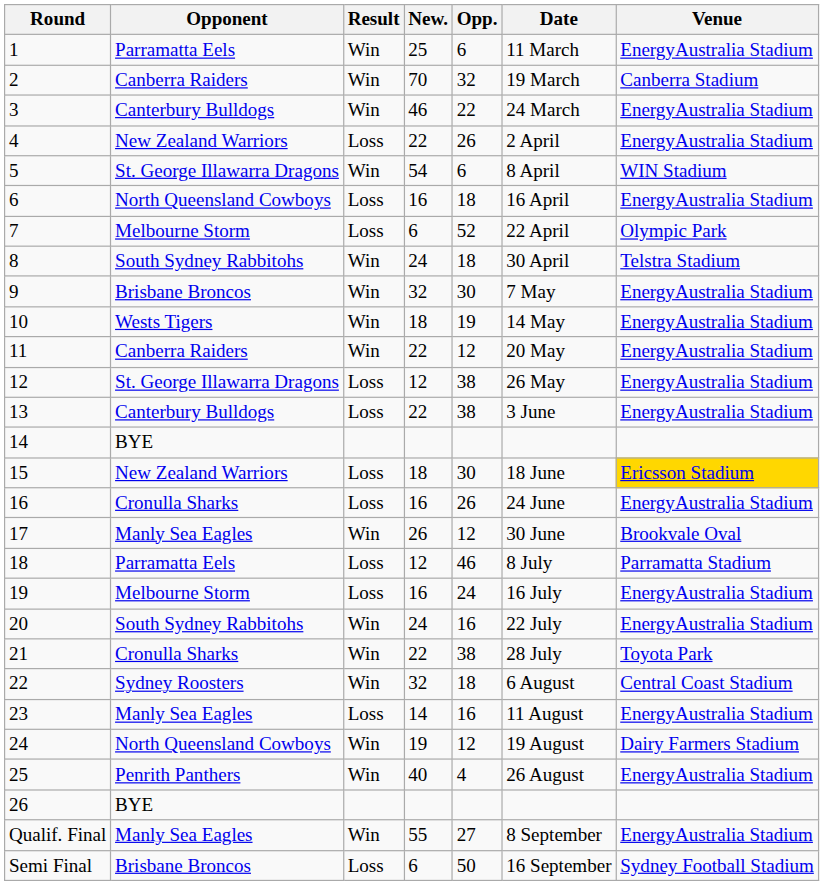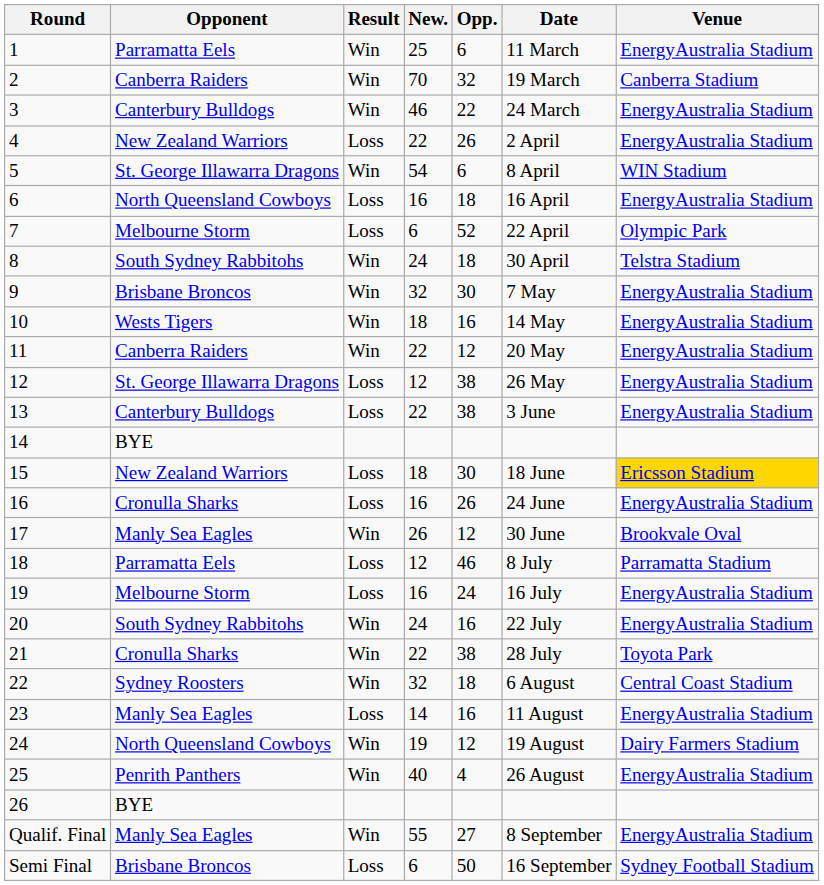(466, 321) 19 -> (466, 321) 16
